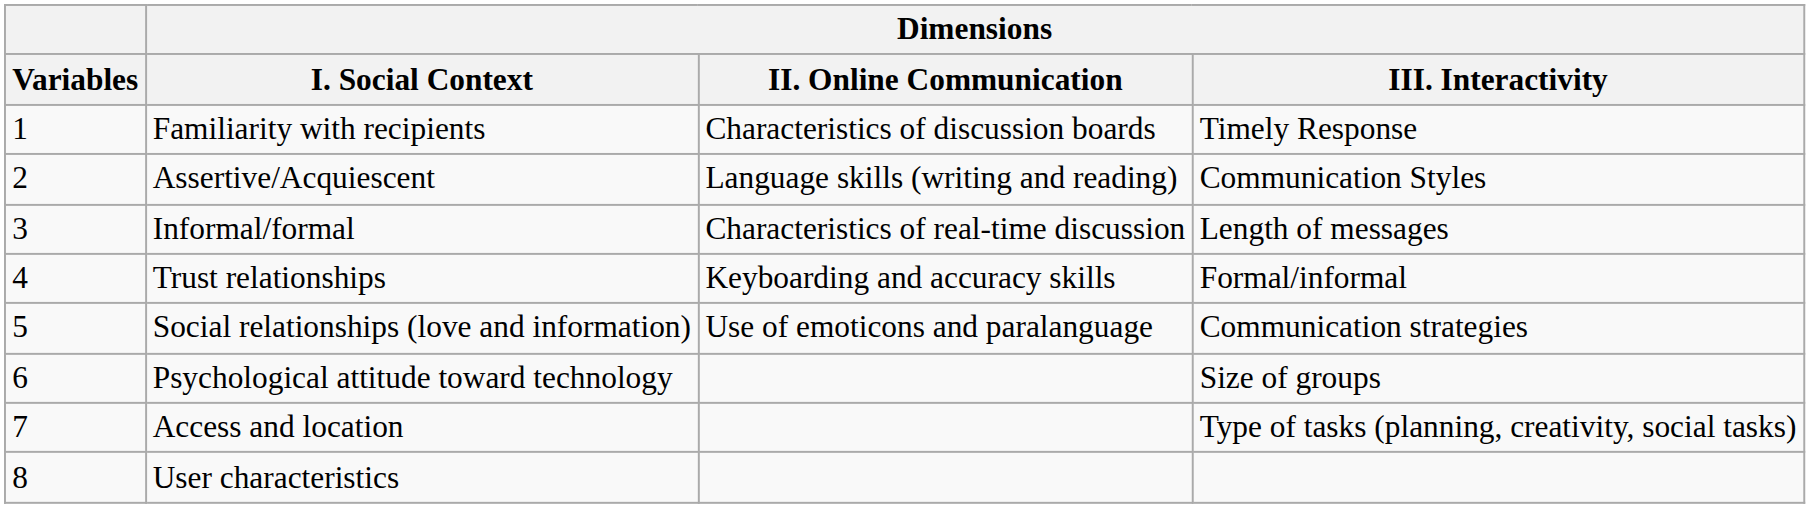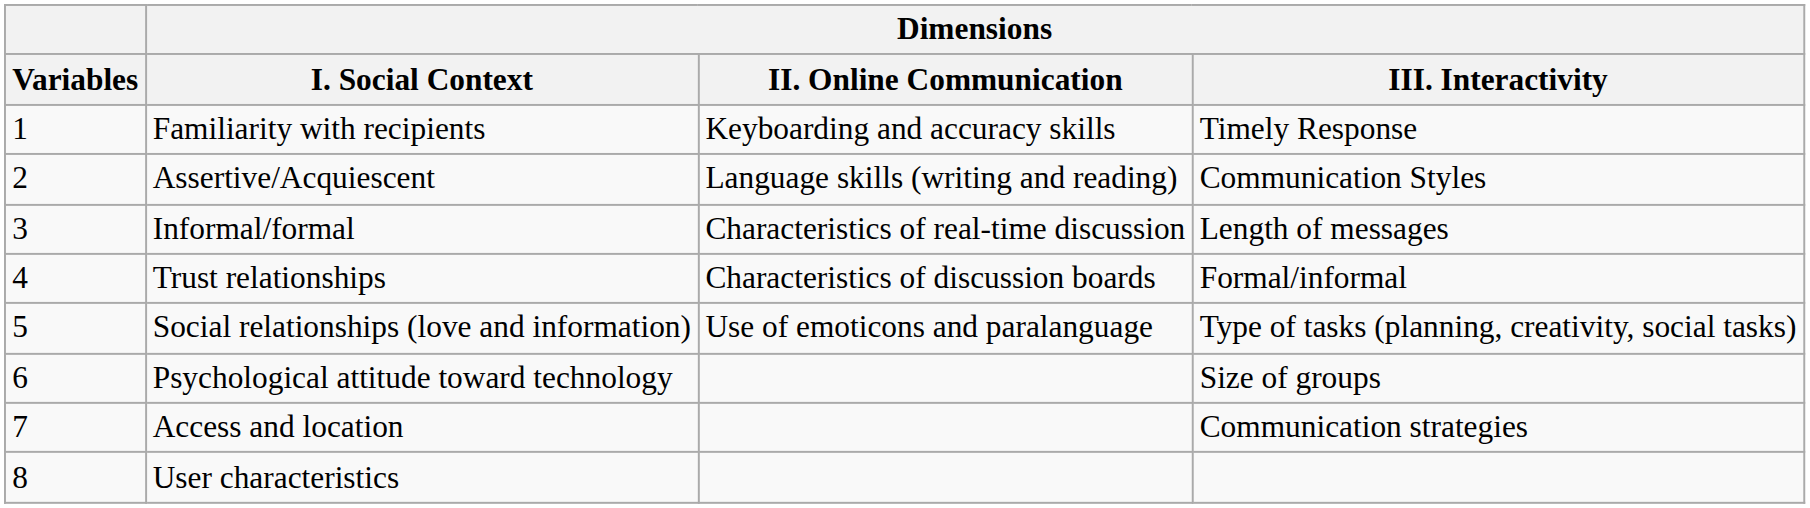(931, 128) Characteristics of discussion boards -> (910, 128) Keyboarding and accuracy skills
(910, 278) Keyboarding and accuracy skills -> (931, 278) Characteristics of discussion boards
(1364, 327) Communication strategies -> (1498, 327) Type of tasks (planning, creativity, social tasks)
(1498, 427) Type of tasks (planning, creativity, social tasks) -> (1364, 427) Communication strategies
